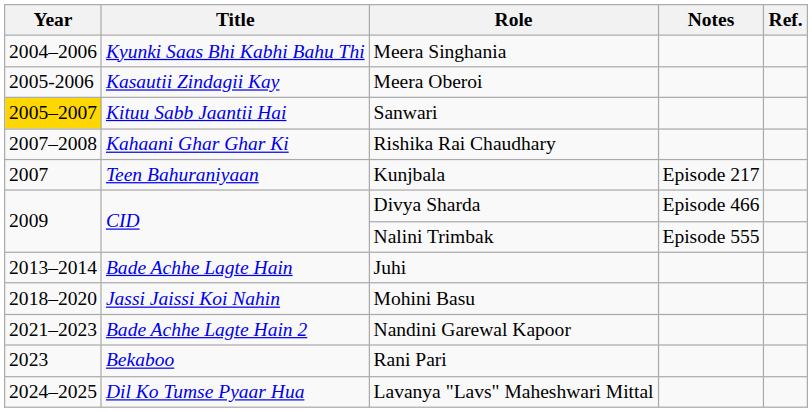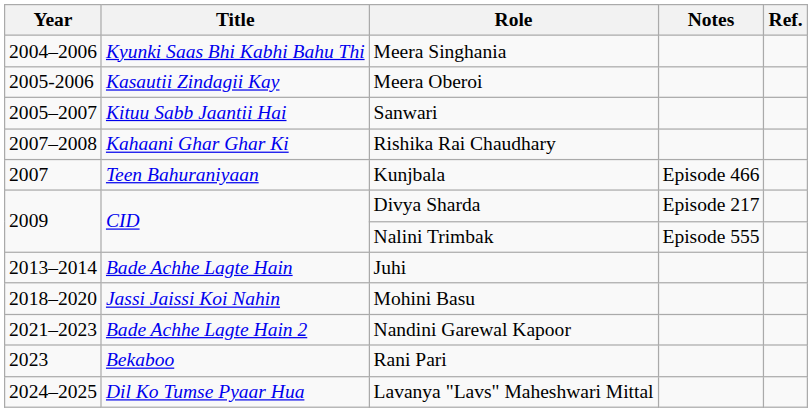(53, 112) gold background -> (53, 112) no background
(711, 174) Episode 217 -> (711, 174) Episode 466
(711, 205) Episode 466 -> (711, 205) Episode 217
